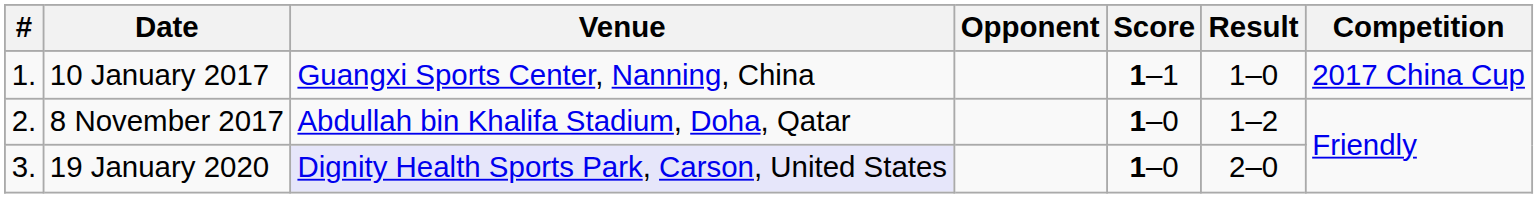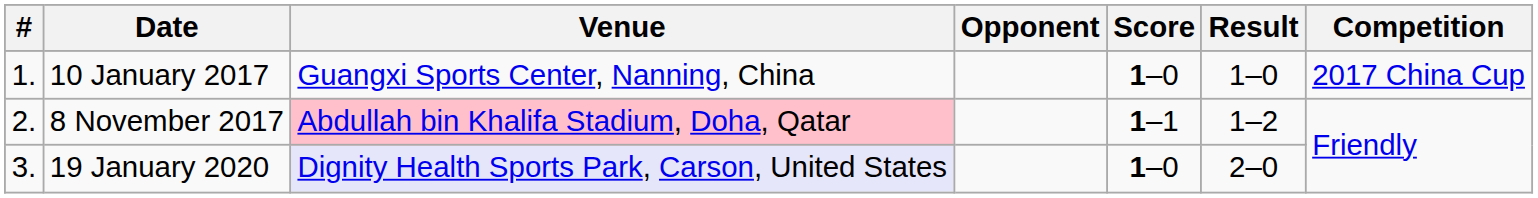(1154, 74) 1–1 -> (1154, 74) 1–0
(574, 121) no background -> (574, 121) pink background
(1154, 121) 1–0 -> (1154, 121) 1–1
